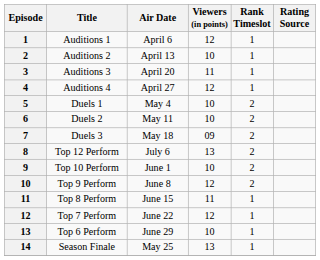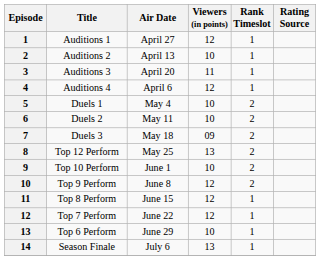(158, 39) April 6 -> (158, 39) April 27
(158, 87) April 27 -> (158, 87) April 6
(158, 151) July 6 -> (158, 151) May 25
(210, 199) 11 -> (210, 199) 12
(158, 247) May 25 -> (158, 247) July 6
